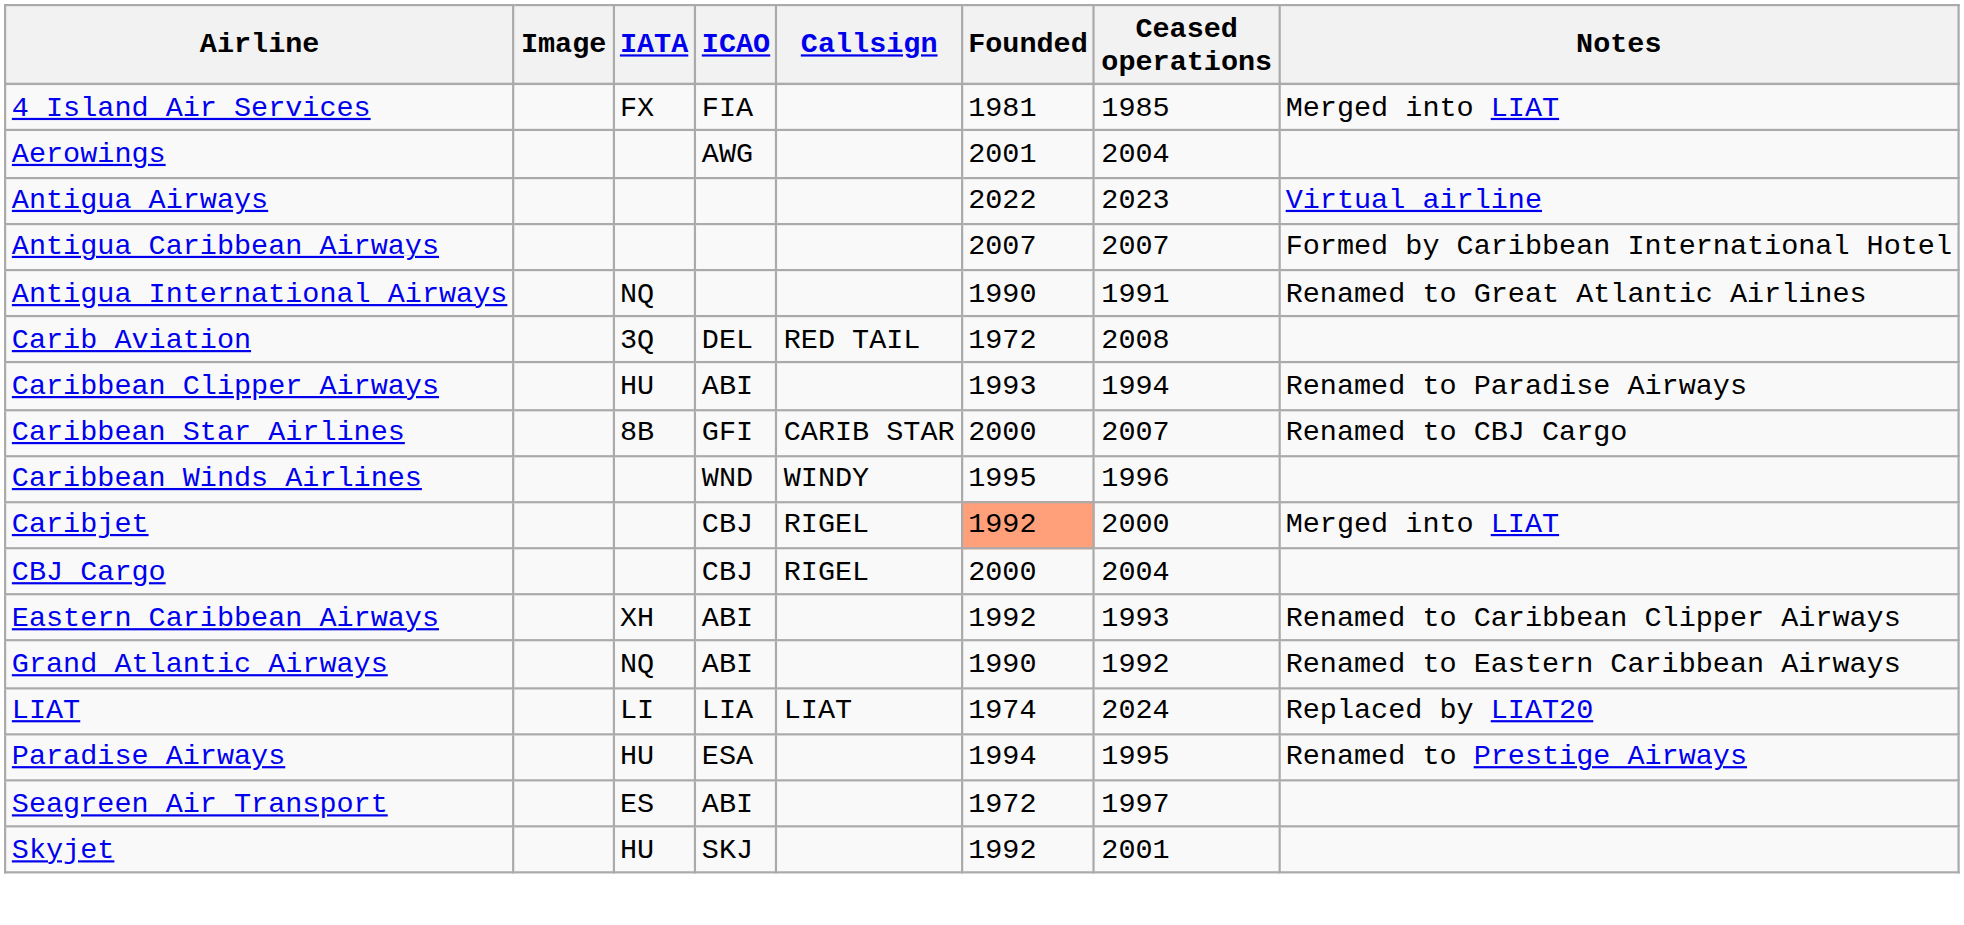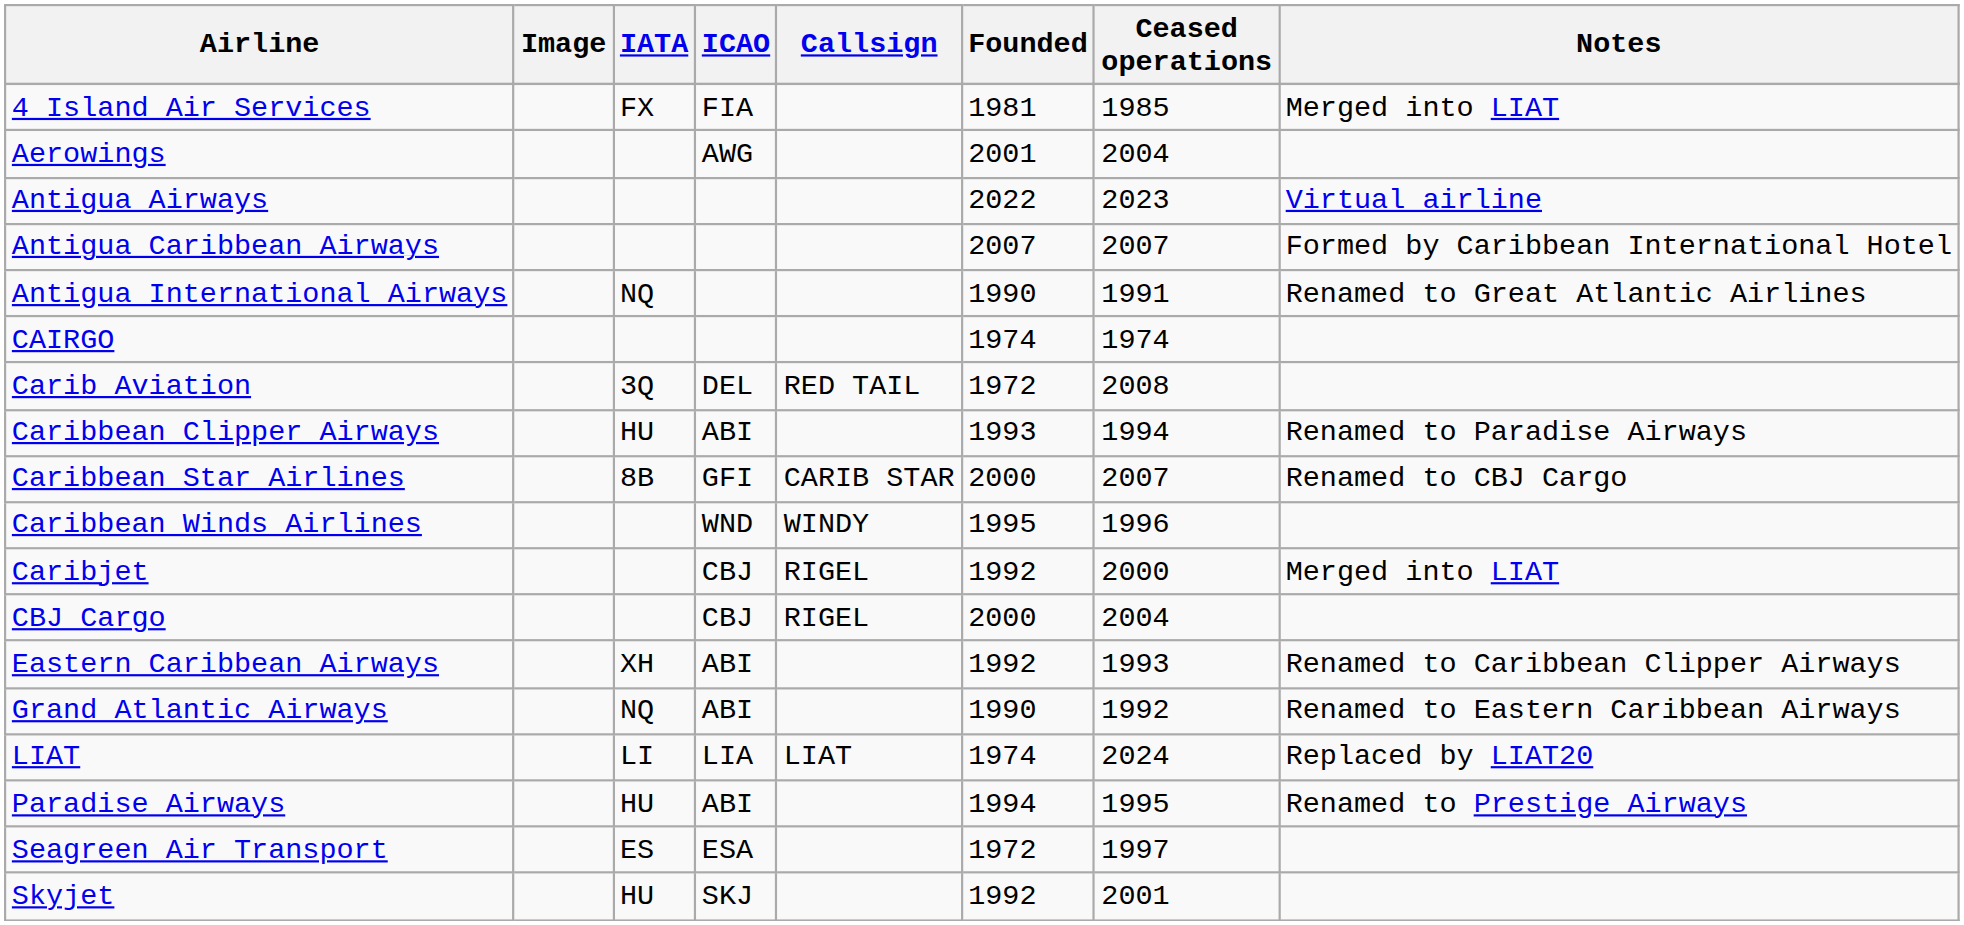+ row: (63, 340)
(1002, 525) lightsalmon background -> (1002, 572) no background
(727, 757) ESA -> (727, 804) ABI
(727, 804) ABI -> (727, 850) ESA
